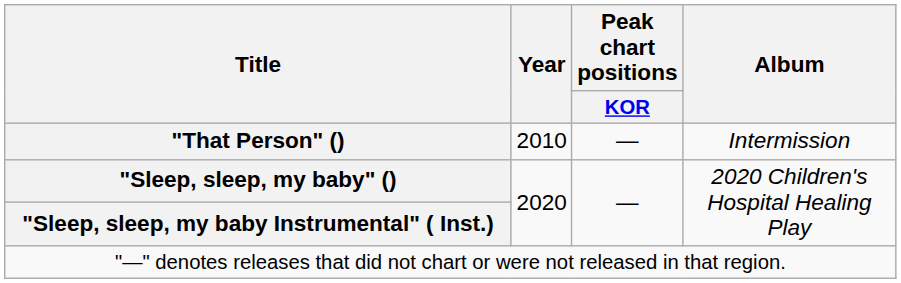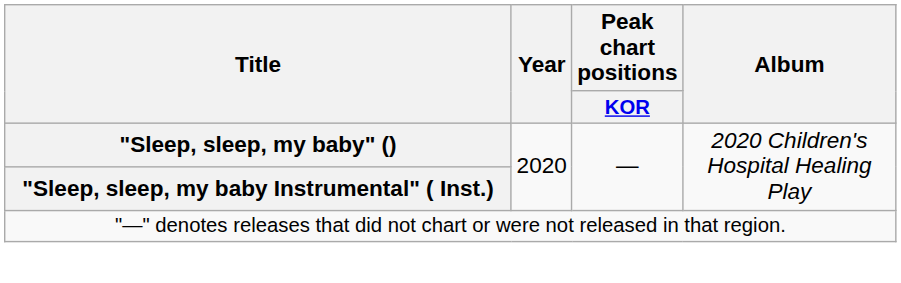- row: (258, 141)
